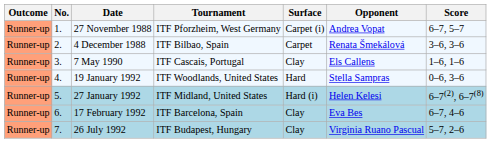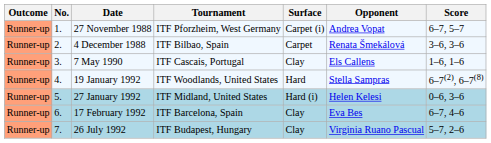(446, 77) 0–6, 3–6 -> (456, 79) 6–7(2), 6–7(8)
(456, 95) 6–7(2), 6–7(8) -> (446, 96) 0–6, 3–6
